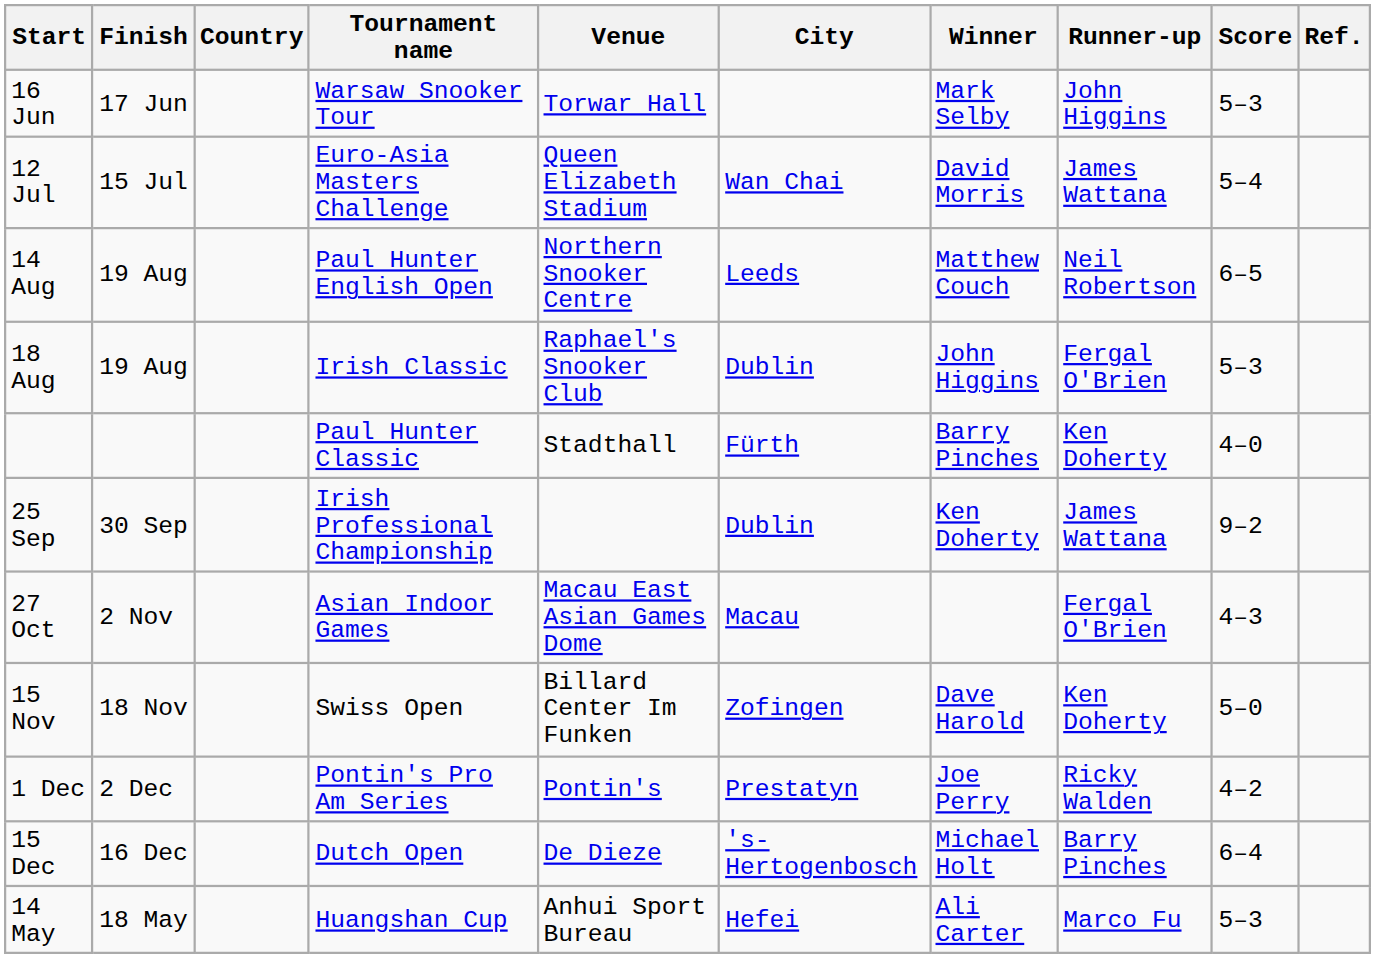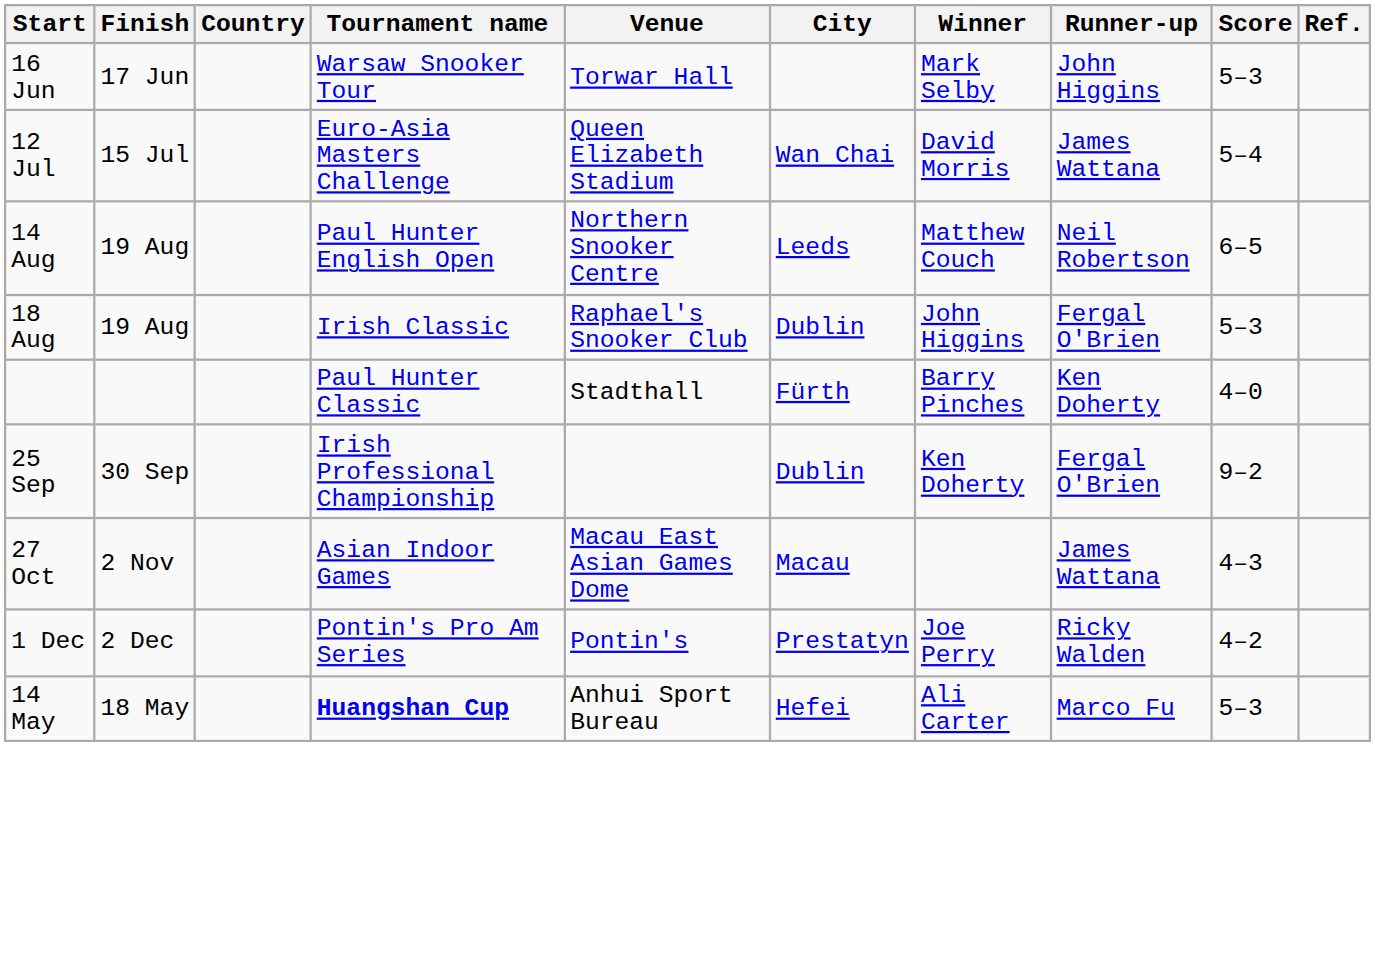(1115, 525) James Wattana -> (1108, 472) Fergal O'Brien
(1115, 617) Fergal O'Brien -> (1108, 564) James Wattana
- row: (33, 710)
- row: (33, 854)
(412, 920) normal -> (413, 708) bold
